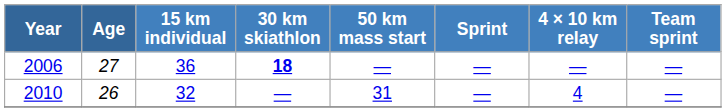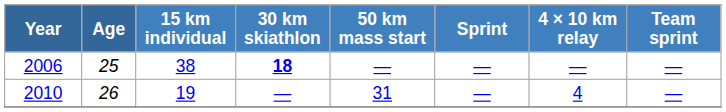(109, 66) 27 -> (109, 66) 25
(185, 66) 36 -> (185, 66) 38
(185, 93) 32 -> (185, 93) 19
